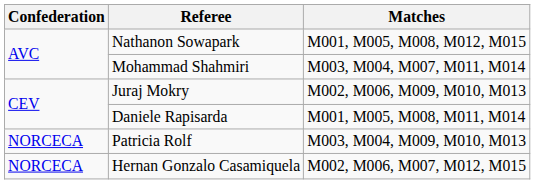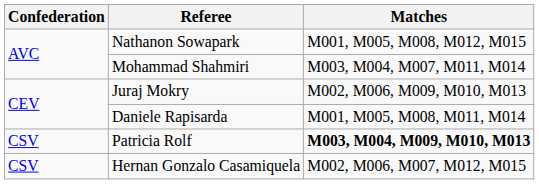(46, 141) NORCECA -> (23, 141) CSV
(417, 141) normal -> (419, 141) bold
(46, 166) NORCECA -> (23, 166) CSV
